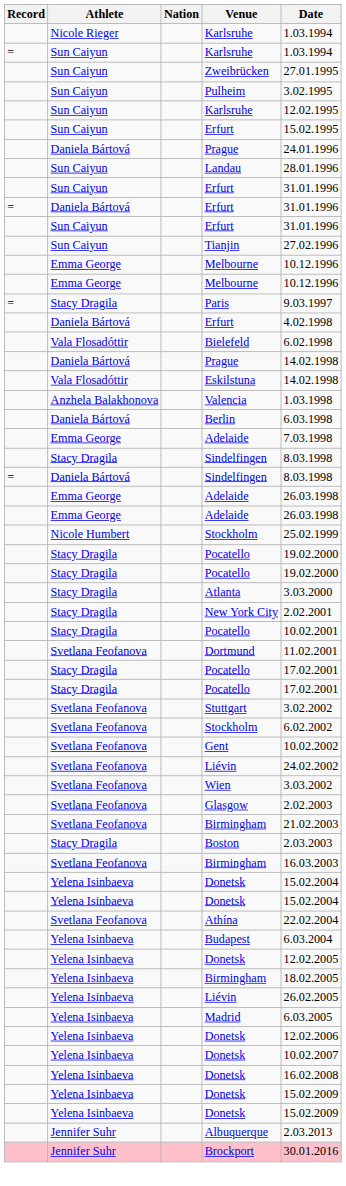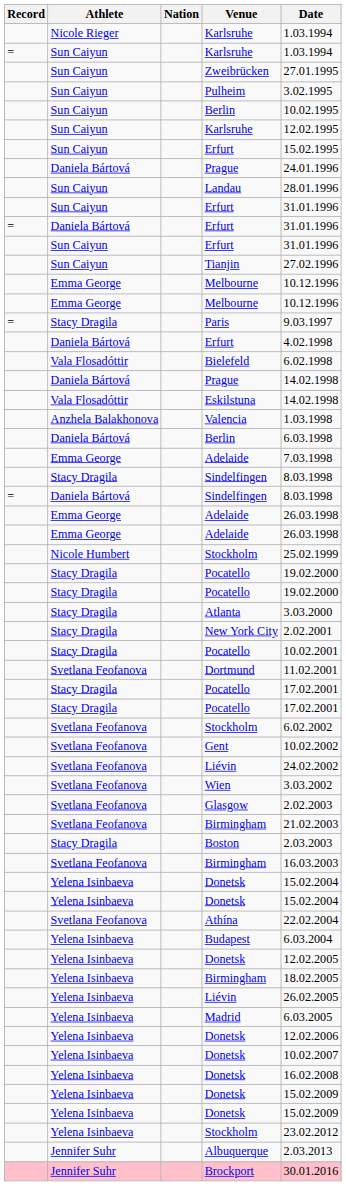+ row: (79, 110)
- row: (99, 708)
+ row: (92, 1132)
